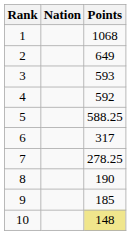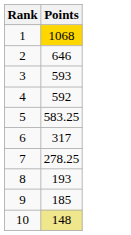- column: (62, 14)
(105, 35) no background -> (61, 35) gold background
(105, 55) 649 -> (61, 55) 646
(105, 117) 588.25 -> (61, 117) 583.25
(105, 179) 190 -> (61, 179) 193
